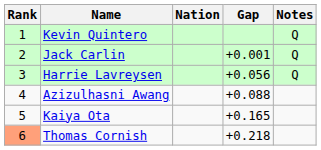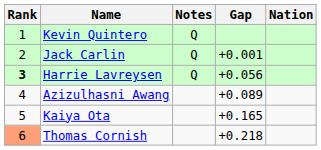columns swapped: (198, 15) <-> (295, 15)
(22, 75) normal -> (22, 75) bold
(248, 95) +0.088 -> (241, 95) +0.089
